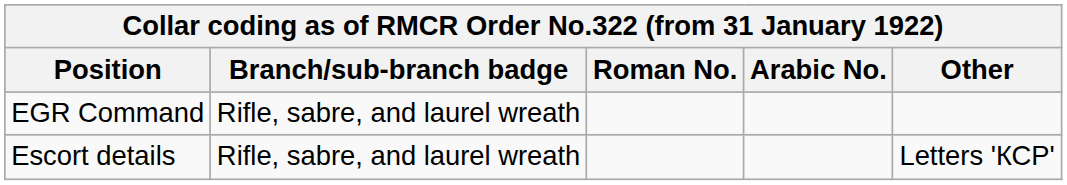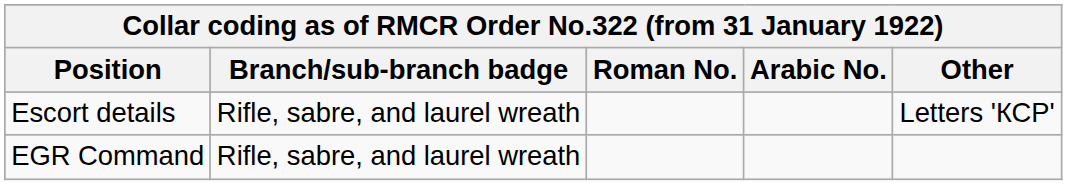rows swapped: (108, 112) <-> (93, 156)
